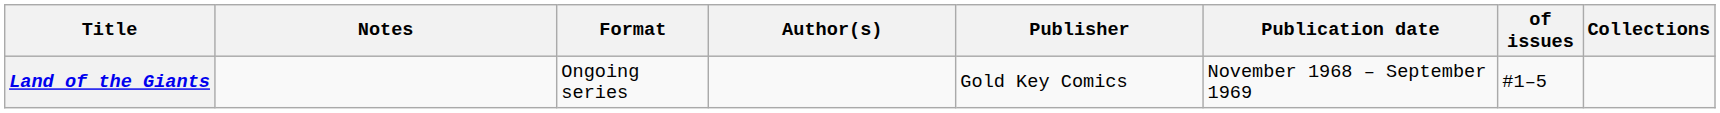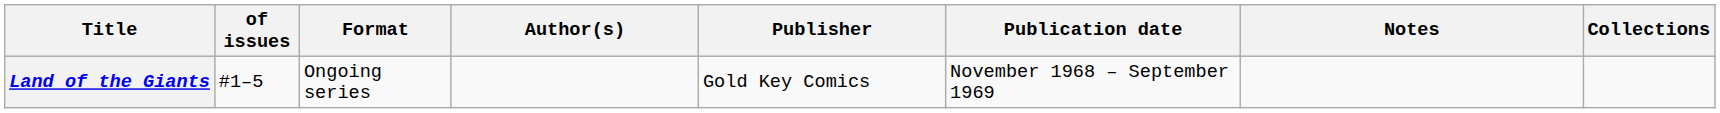columns swapped: (1540, 31) <-> (386, 31)
